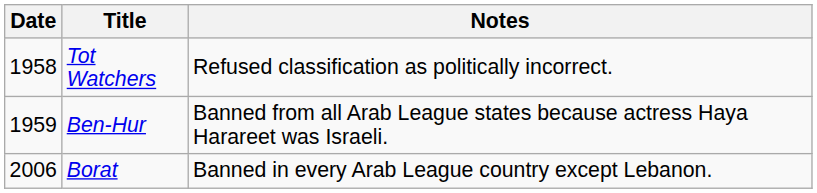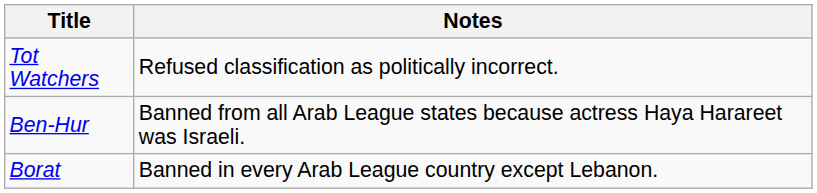- column: (33, 21)
